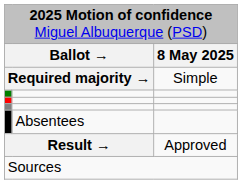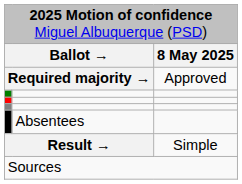(195, 78) Simple -> (195, 78) Approved
(195, 144) Approved -> (195, 144) Simple
